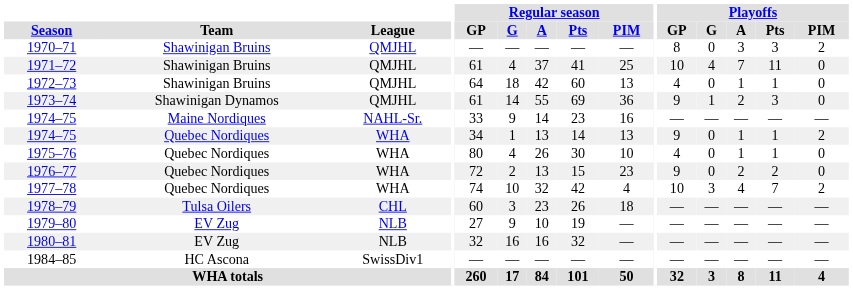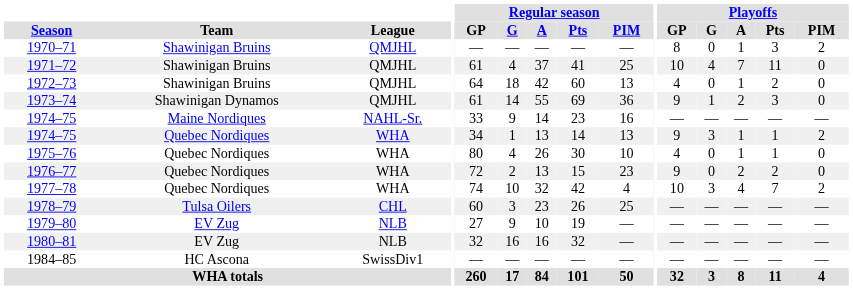(741, 48) 3 -> (741, 48) 1
(775, 83) 1 -> (775, 83) 2
(712, 136) 0 -> (712, 136) 3
(626, 206) 18 -> (626, 206) 25
